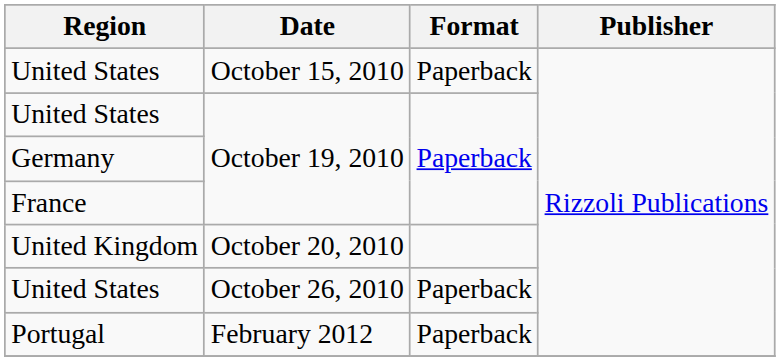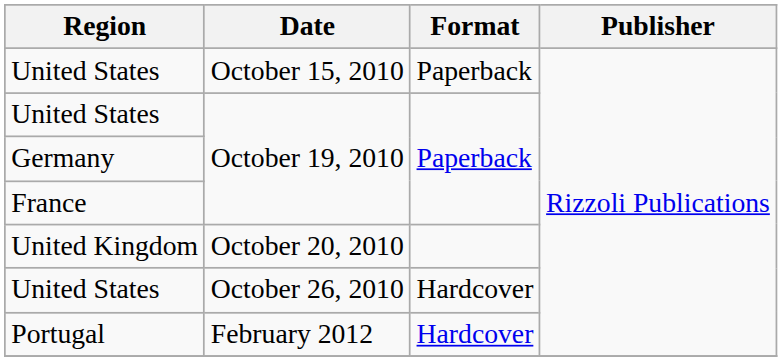(474, 289) Paperback -> (475, 289) Hardcover
(474, 333) Paperback -> (475, 333) Hardcover
